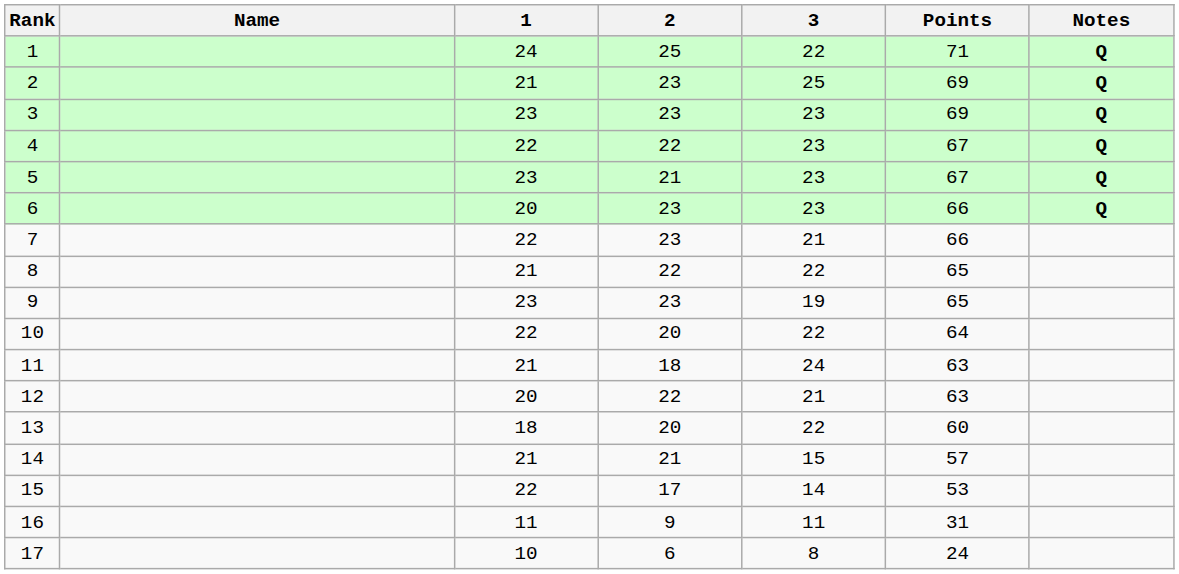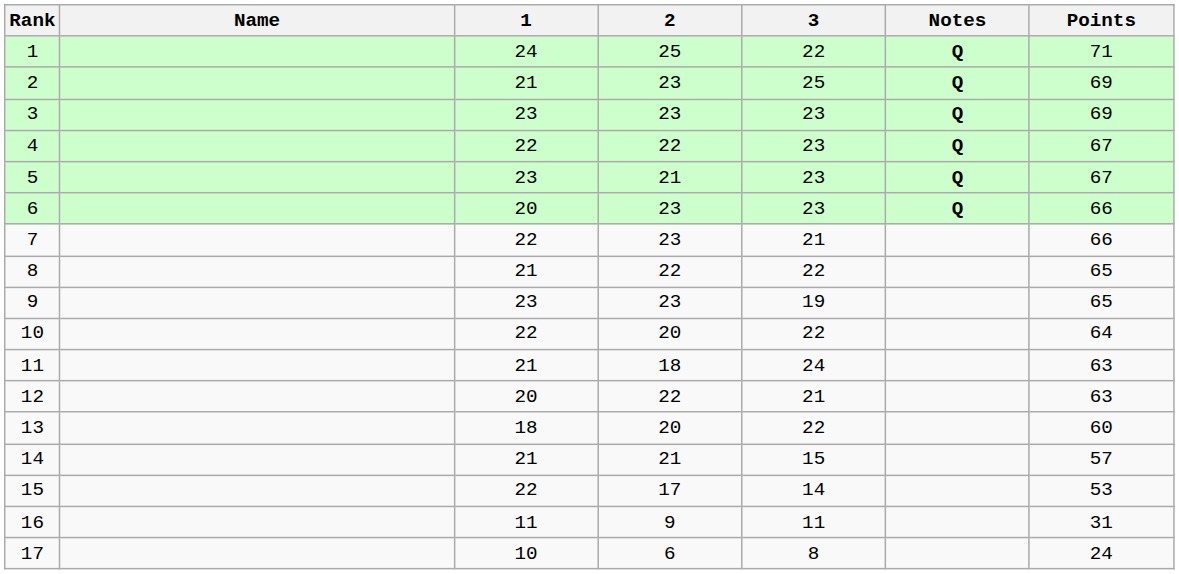columns swapped: (957, 20) <-> (1101, 20)
